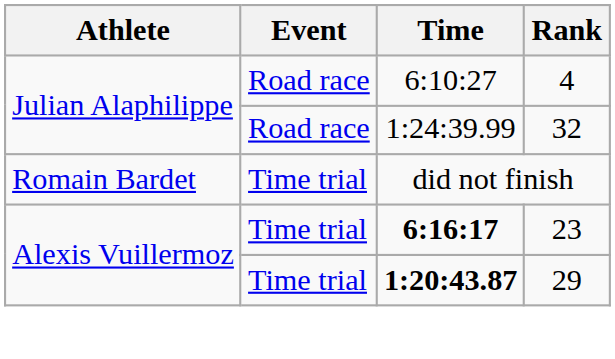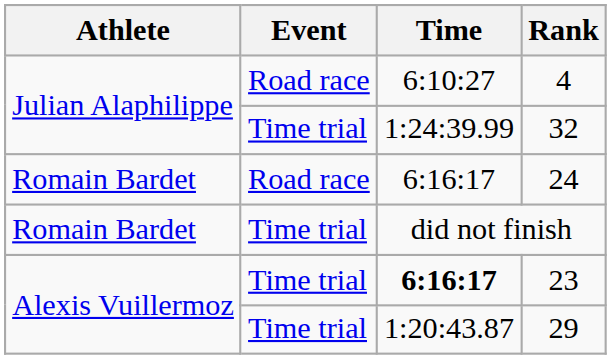(309, 129) Road race -> (308, 129) Time trial
+ row: (564, 179)
(451, 279) bold -> (449, 329) normal
